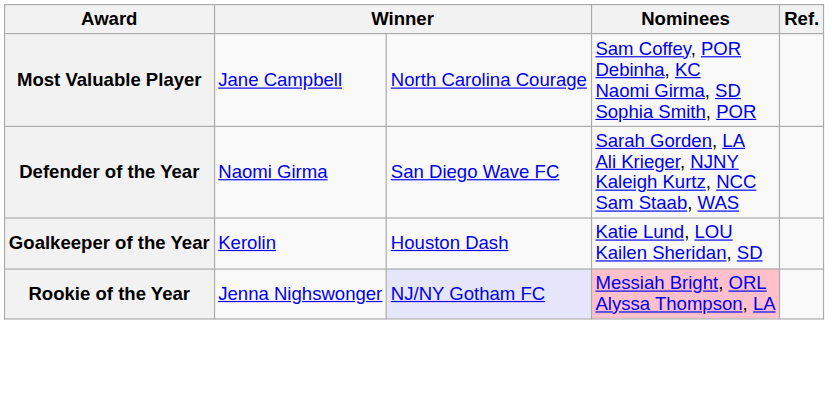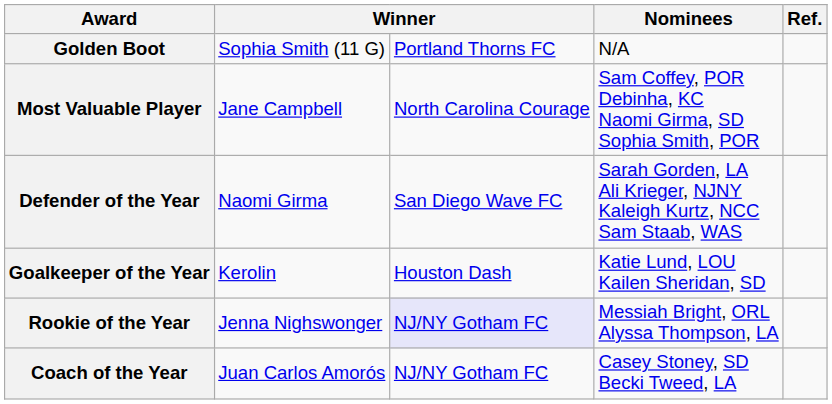+ row: (109, 48)
(686, 293) pink background -> (689, 322) no background
+ row: (109, 373)
